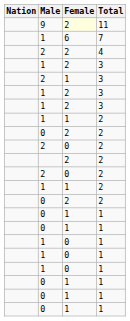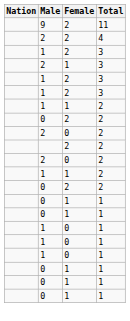(67, 25) lightyellow background -> (67, 25) no background
- row: (43, 38)
